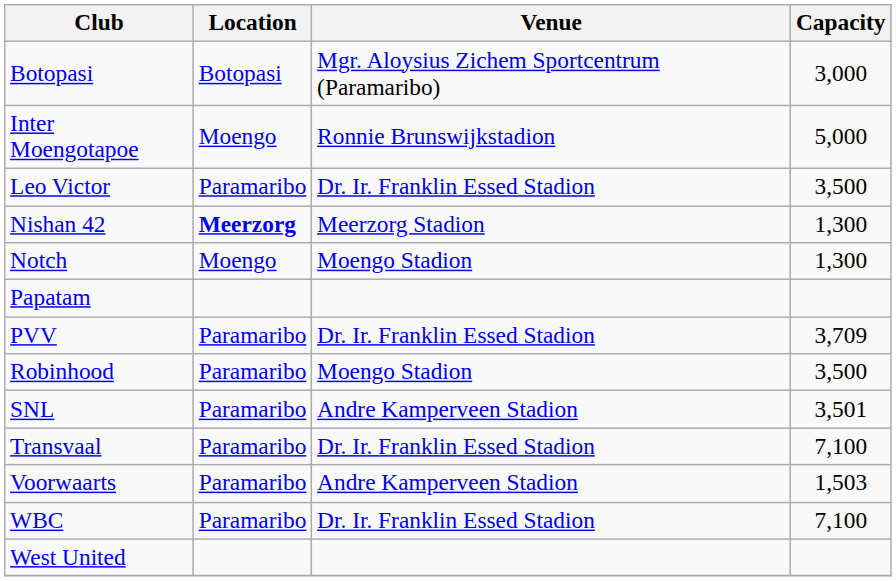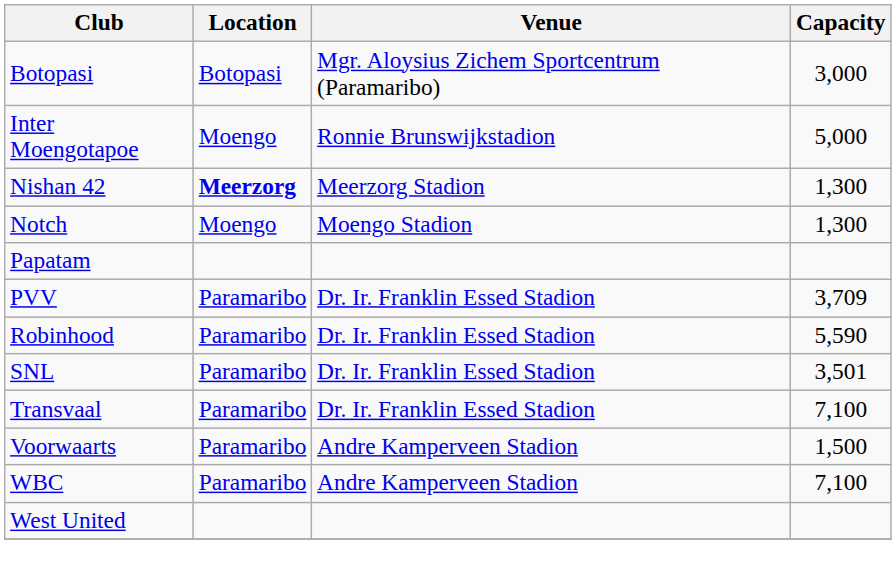- row: (60, 186)
(395, 371) Moengo Stadion -> (456, 334) Dr. Ir. Franklin Essed Stadion
(841, 371) 3,500 -> (841, 334) 5,590
(448, 409) Andre Kamperveen Stadion -> (456, 371) Dr. Ir. Franklin Essed Stadion
(841, 483) 1,503 -> (841, 446) 1,500
(456, 520) Dr. Ir. Franklin Essed Stadion -> (448, 483) Andre Kamperveen Stadion
